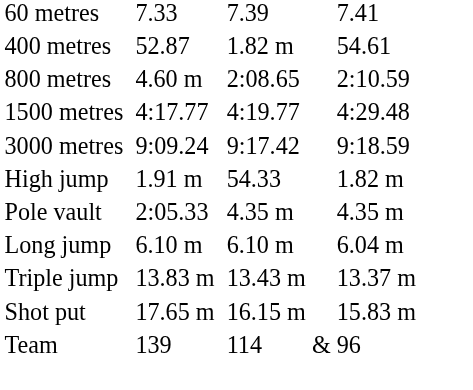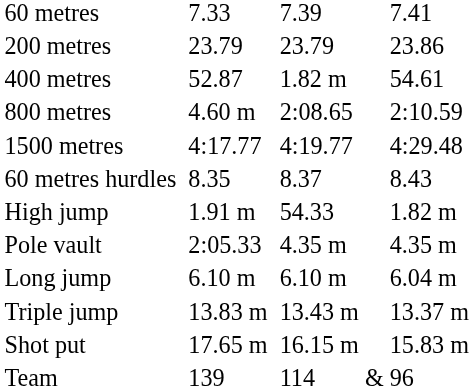+ row: (58, 46)
- row: (64, 145)
+ row: (90, 178)
